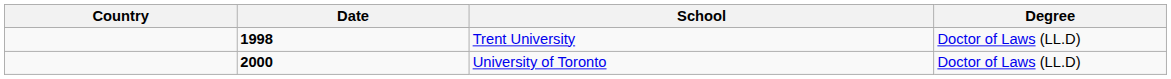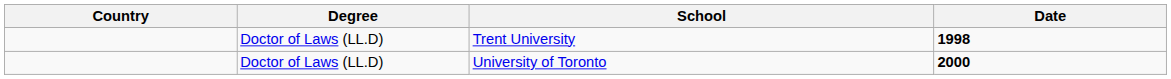columns swapped: (353, 16) <-> (1050, 16)
